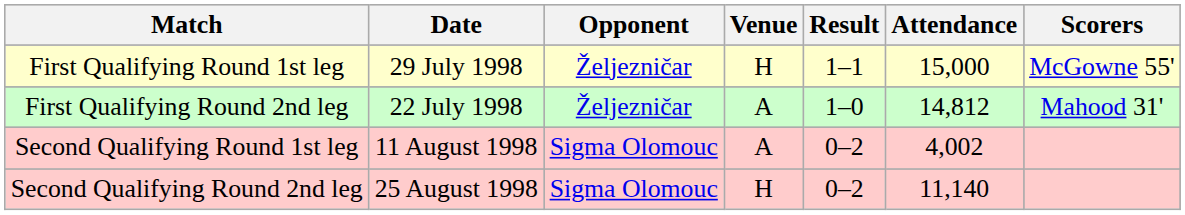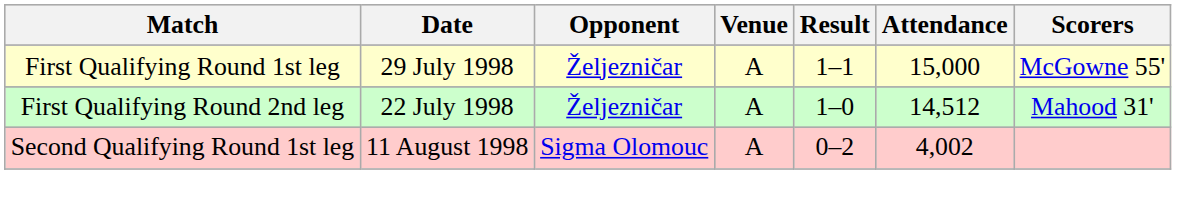(764, 65) H -> (754, 65) A
(954, 106) 14,812 -> (945, 106) 14,512
- row: (187, 188)
